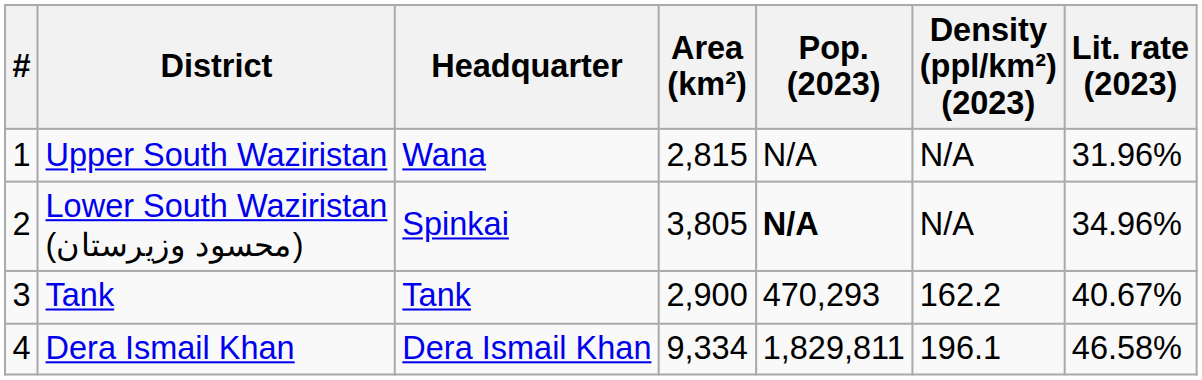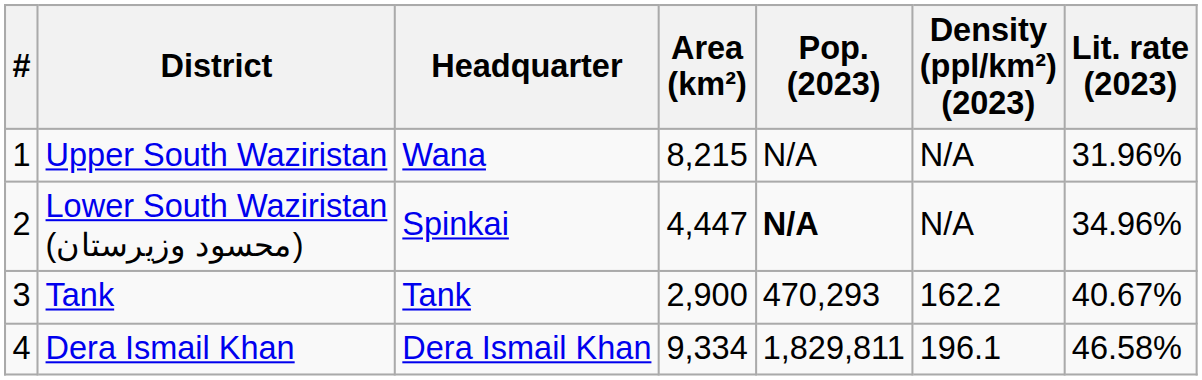(707, 154) 2,815 -> (707, 154) 8,215
(707, 225) 3,805 -> (707, 225) 4,447
